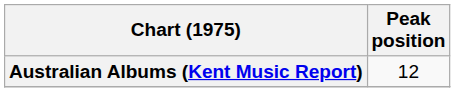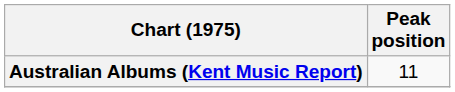(408, 71) 12 -> (408, 71) 11
